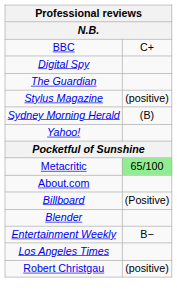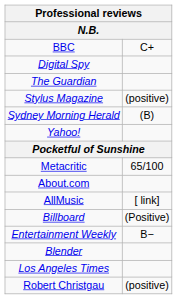(147, 166) lightgreen background -> (147, 166) no background
+ row: (64, 200)
rows swapped: (64, 217) <-> (64, 234)
